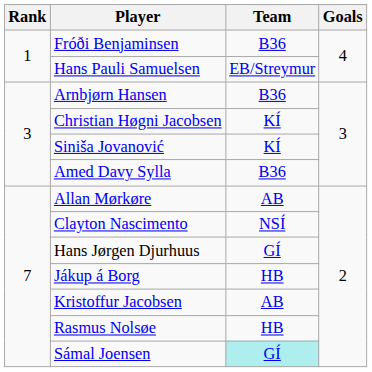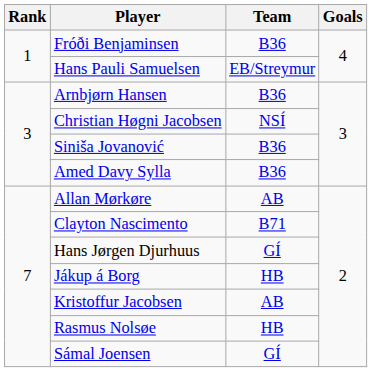(272, 120) KÍ -> (272, 120) NSÍ
(272, 146) KÍ -> (272, 146) B36
(272, 224) NSÍ -> (272, 224) B71
(272, 353) paleturquoise background -> (272, 353) no background
